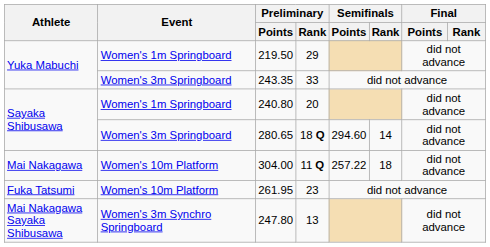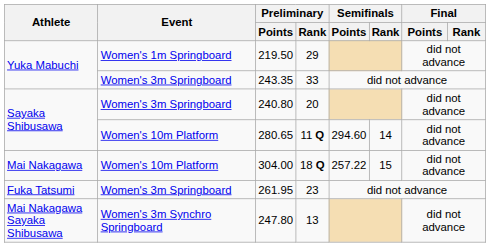(166, 105) Women's 1m Springboard -> (166, 105) Women's 3m Springboard
(166, 135) Women's 3m Springboard -> (159, 135) Women's 10m Platform
(312, 135) 18 Q -> (312, 135) 11 Q
(312, 166) 11 Q -> (312, 166) 18 Q
(386, 166) 18 -> (386, 166) 15
(159, 190) Women's 10m Platform -> (166, 190) Women's 3m Springboard
